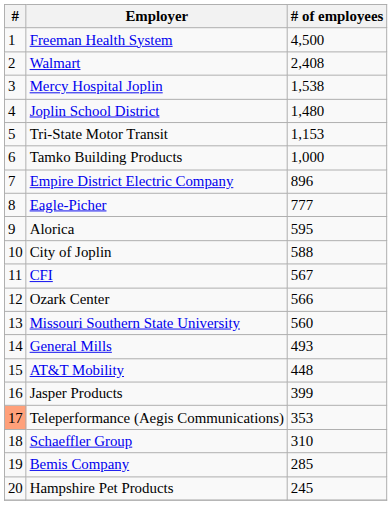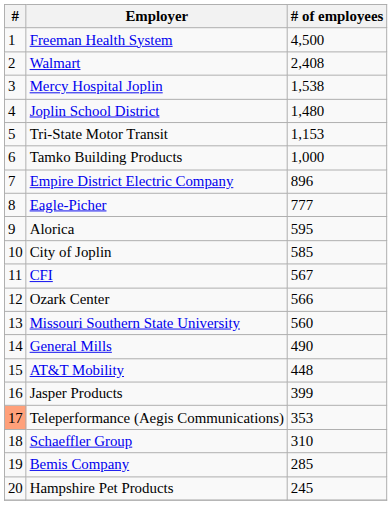(302, 252) 588 -> (302, 252) 585
(302, 346) 493 -> (302, 346) 490
